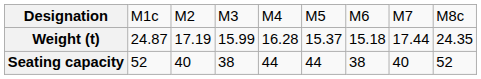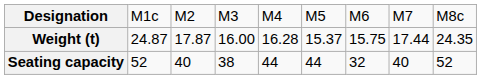(193, 39) 17.19 -> (193, 39) 17.87
(236, 39) 15.99 -> (236, 39) 16.00
(367, 39) 15.18 -> (367, 39) 15.75
(357, 62) 38 -> (357, 62) 32
